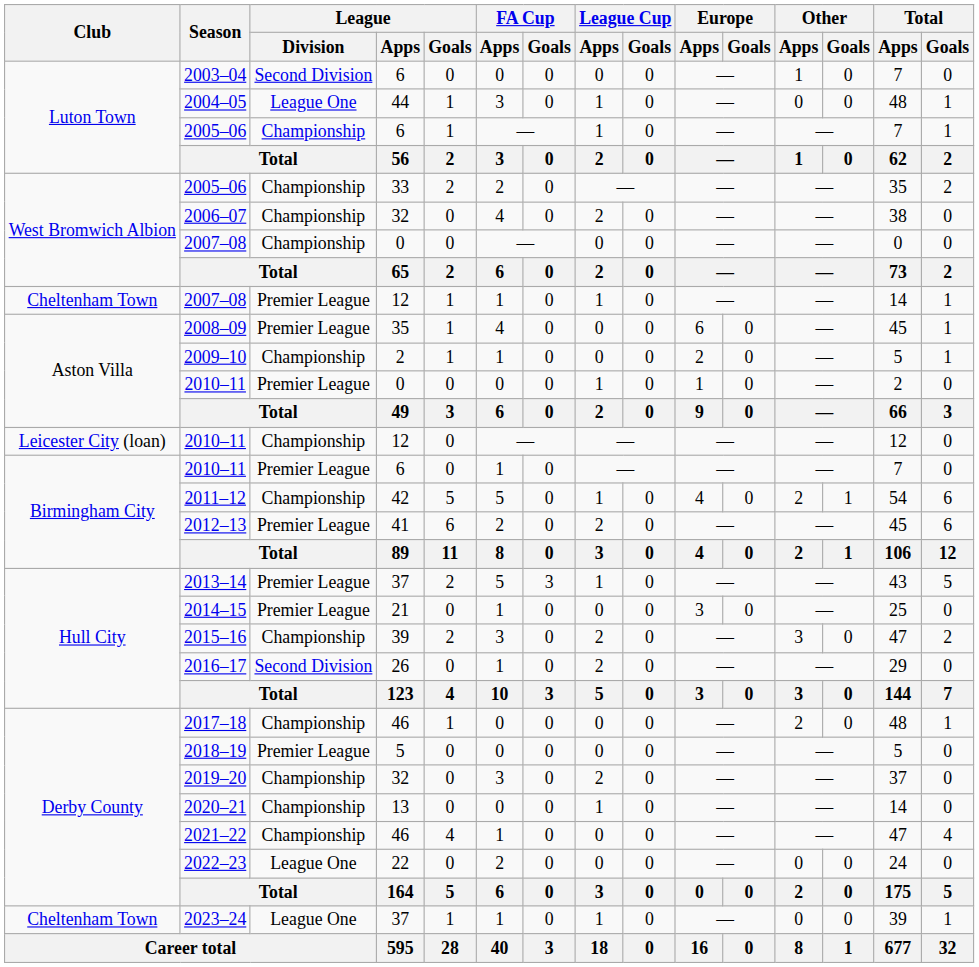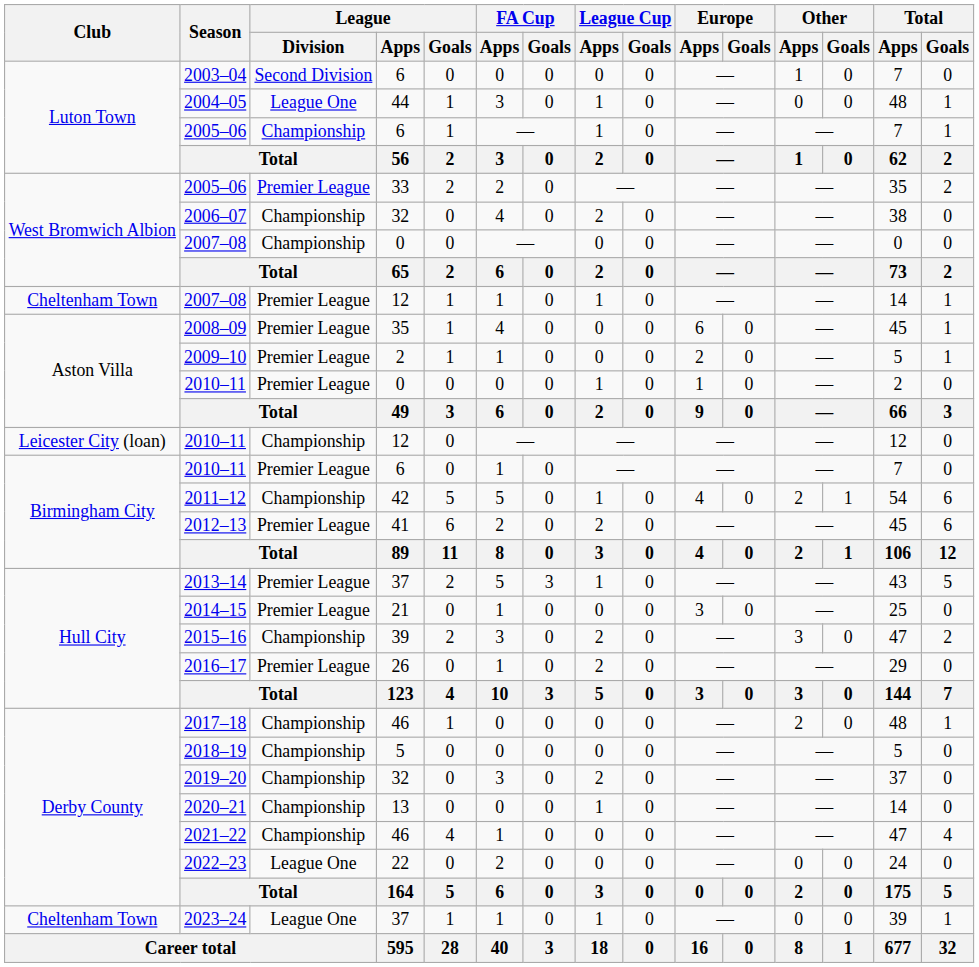(313, 187) Championship -> (313, 187) Premier League
(313, 356) Championship -> (313, 356) Premier League
(313, 666) Second Division -> (313, 666) Premier League
(313, 750) Premier League -> (313, 750) Championship
